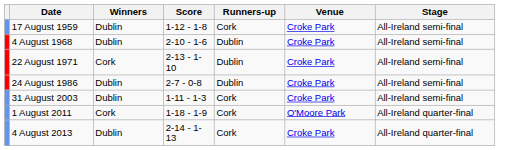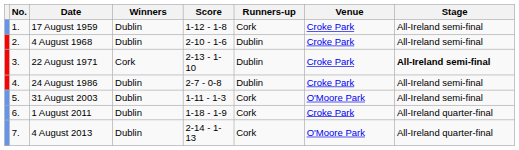+ column: (19, 12)
(420, 63) normal -> (444, 63) bold
(311, 98) Croke Park -> (336, 98) O'Moore Park
(105, 113) Cork -> (129, 113) Dublin
(316, 113) O'Moore Park -> (330, 113) Croke Park
(311, 133) Croke Park -> (336, 133) O'Moore Park
